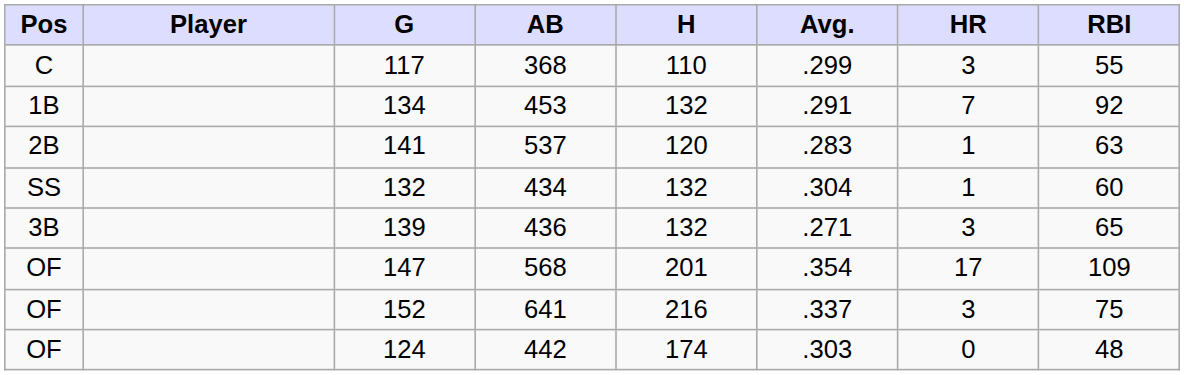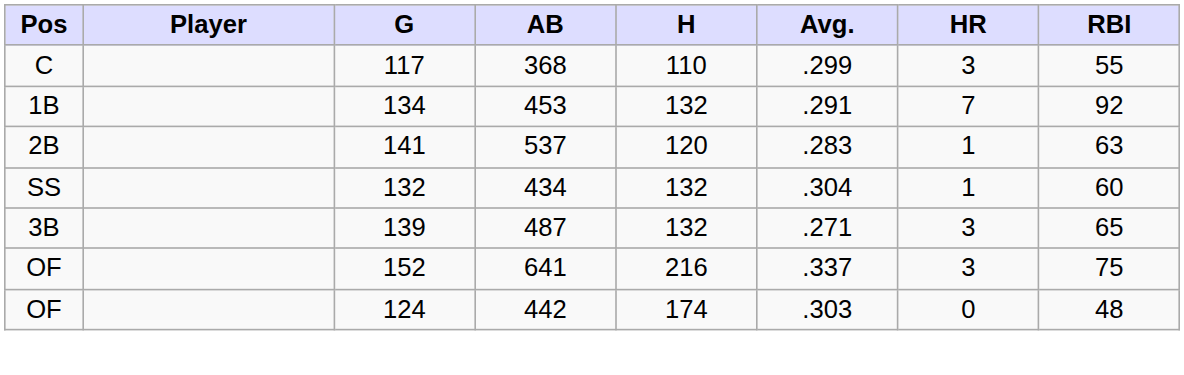(545, 227) 436 -> (545, 227) 487
- row: (404, 268)
